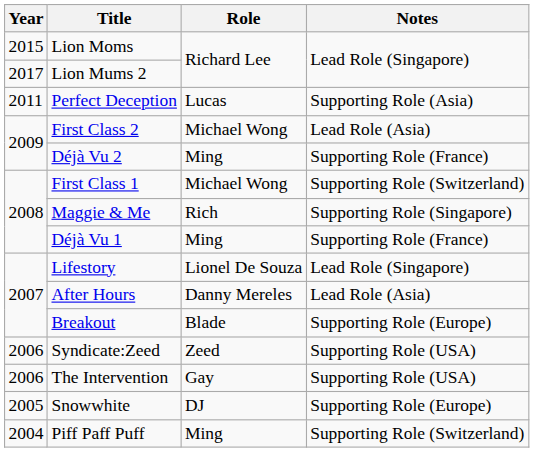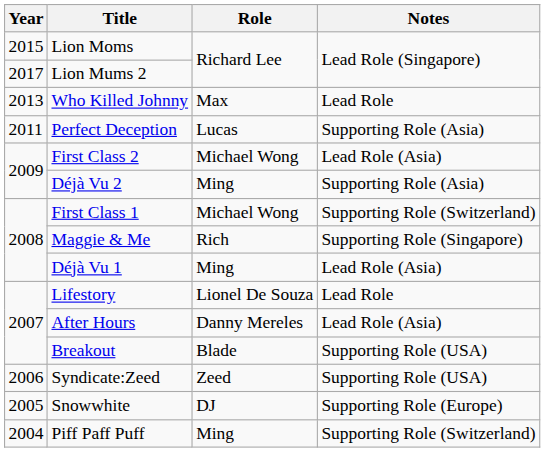+ row: (120, 101)
(399, 156) Supporting Role (France) -> (403, 184) Supporting Role (Asia)
(399, 239) Supporting Role (France) -> (381, 267) Lead Role (Asia)
(390, 267) Lead Role (Singapore) -> (357, 294) Lead Role
(401, 322) Supporting Role (Europe) -> (404, 350) Supporting Role (USA)
- row: (110, 377)
